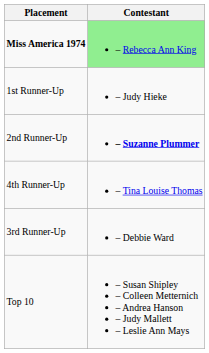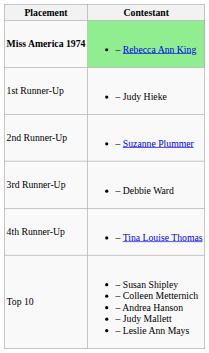(146, 144) bold -> (146, 144) normal
rows swapped: (36, 232) <-> (36, 185)
